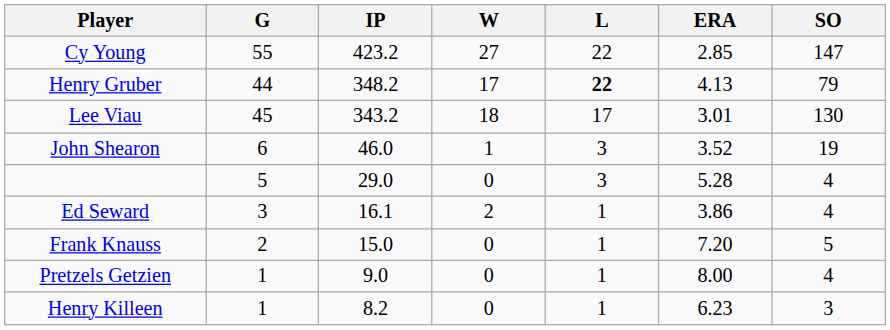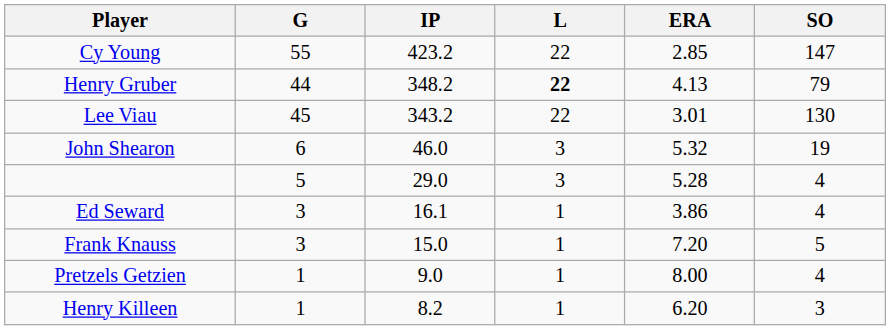- column: (489, 20)
(602, 116) 17 -> (560, 116) 22
(715, 148) 3.52 -> (690, 148) 5.32
(262, 244) 2 -> (300, 244) 3
(715, 308) 6.23 -> (690, 308) 6.20
